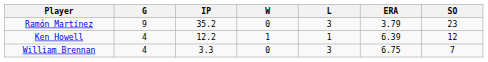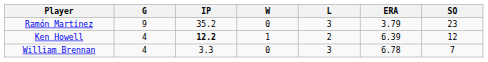(206, 37) normal -> (206, 37) bold
(329, 37) 1 -> (329, 37) 2
(391, 50) 6.75 -> (391, 50) 6.78
